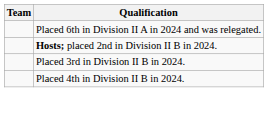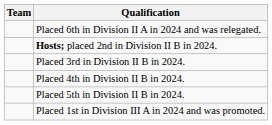+ row: (110, 95)
+ row: (151, 111)
